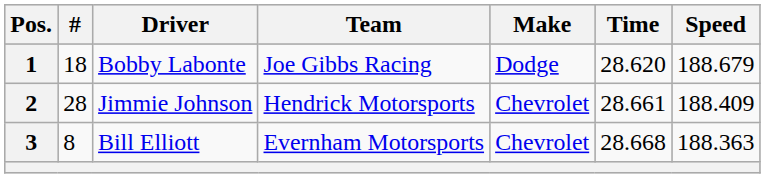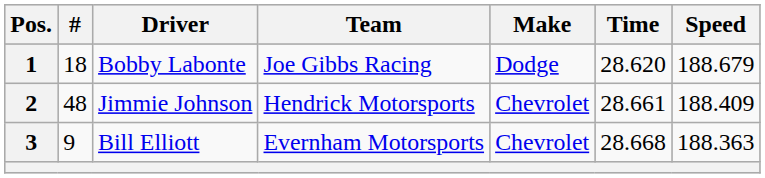(75, 103) 28 -> (75, 103) 48
(69, 142) 8 -> (69, 142) 9
